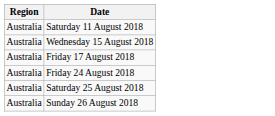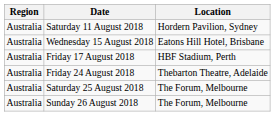+ column: (213, 12)
